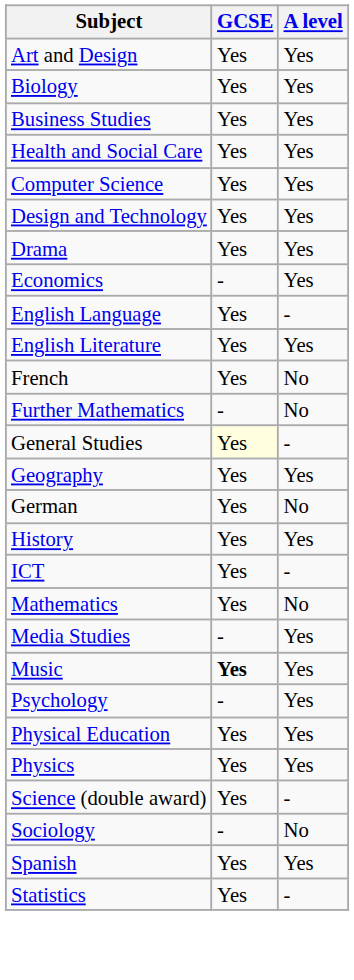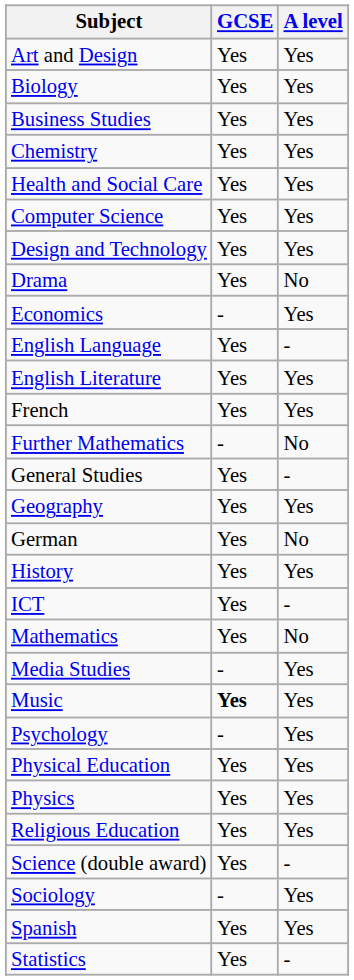+ row: (54, 151)
(299, 248) Yes -> (296, 280) No
(296, 377) No -> (299, 410) Yes
(232, 442) lightyellow background -> (232, 474) no background
+ row: (95, 830)
(296, 830) No -> (299, 894) Yes
